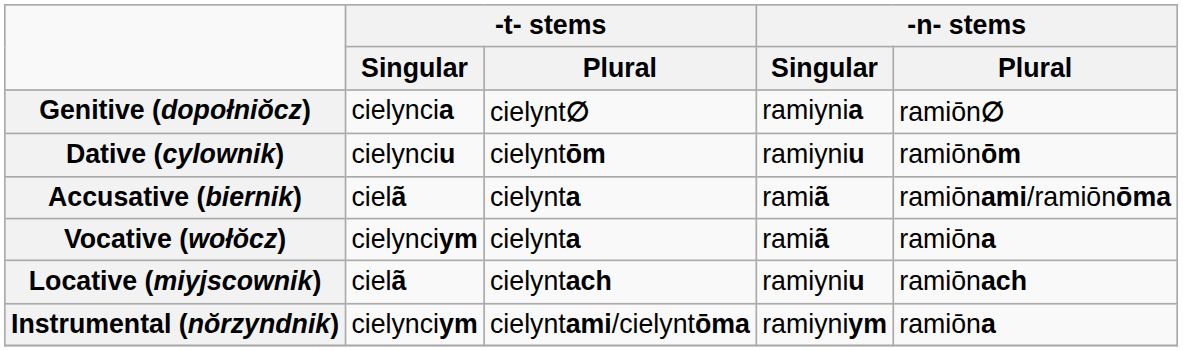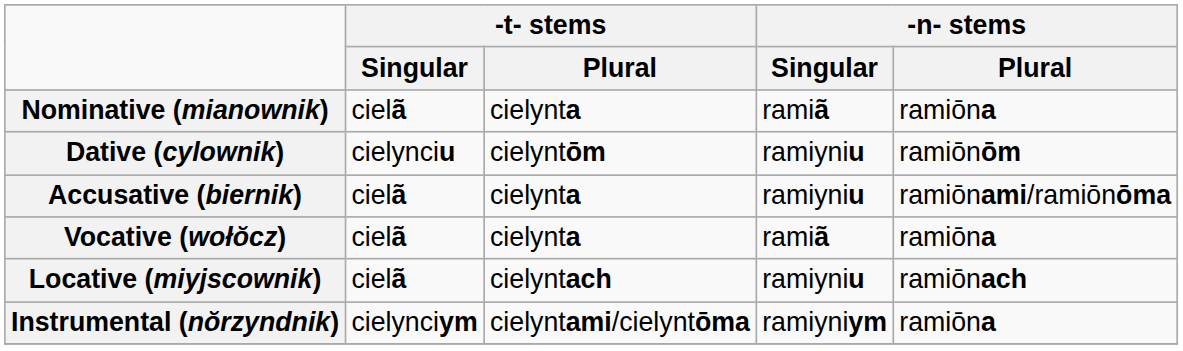+ row: (175, 110)
- row: (175, 111)
(796, 196) ramiã -> (813, 195) ramiyniu
(415, 239) cielynciym -> (379, 237) cielã
